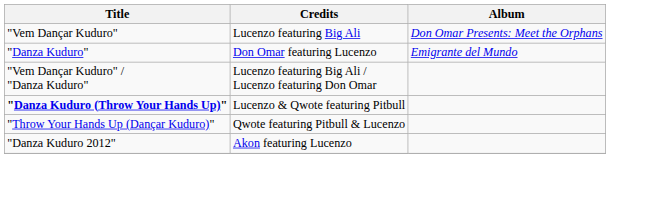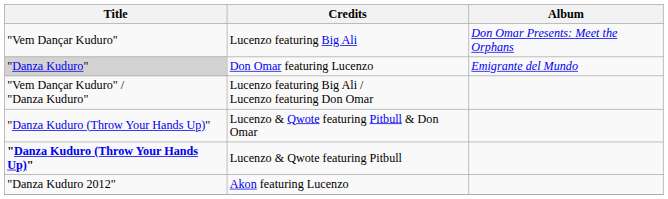(48, 52) no background -> (48, 66) lightgrey background
+ row: (334, 125)
- row: (319, 124)
